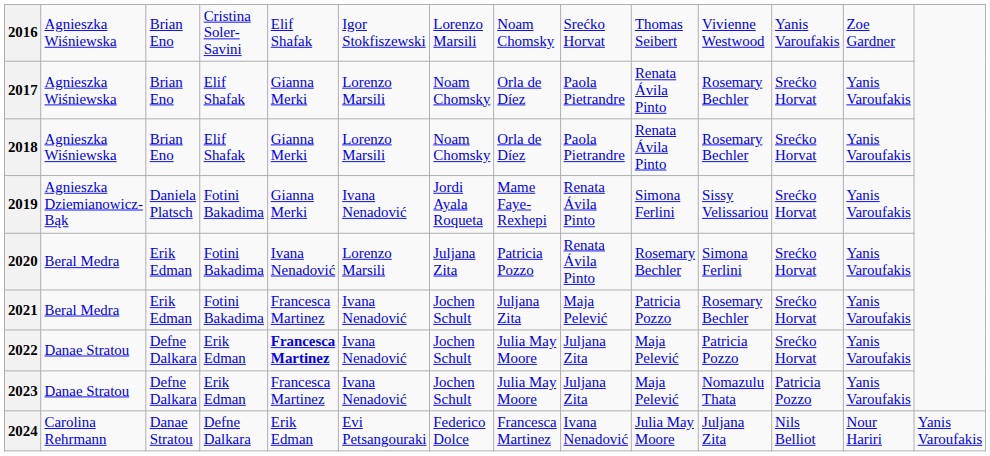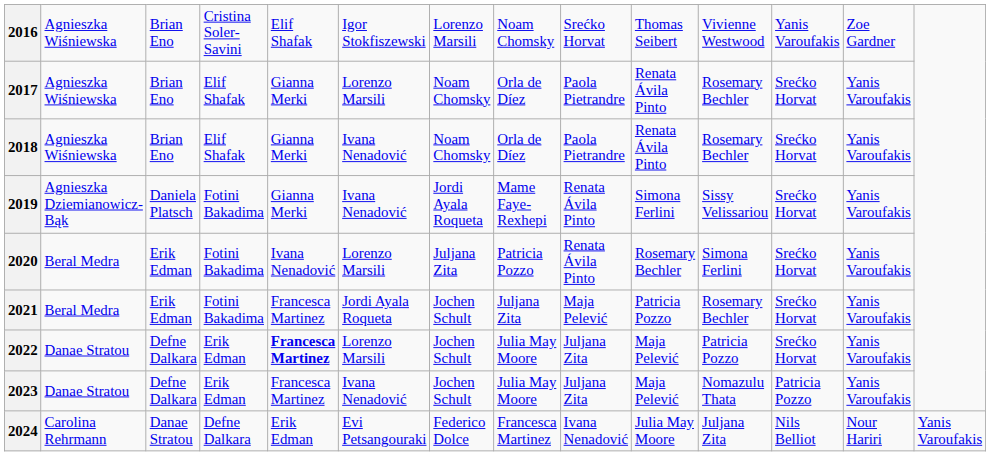(367, 147) Lorenzo Marsili -> (374, 147) Ivana Nenadović
(374, 310) Ivana Nenadović -> (376, 310) Jordi Ayala Roqueta
(374, 350) Ivana Nenadović -> (367, 350) Lorenzo Marsili
